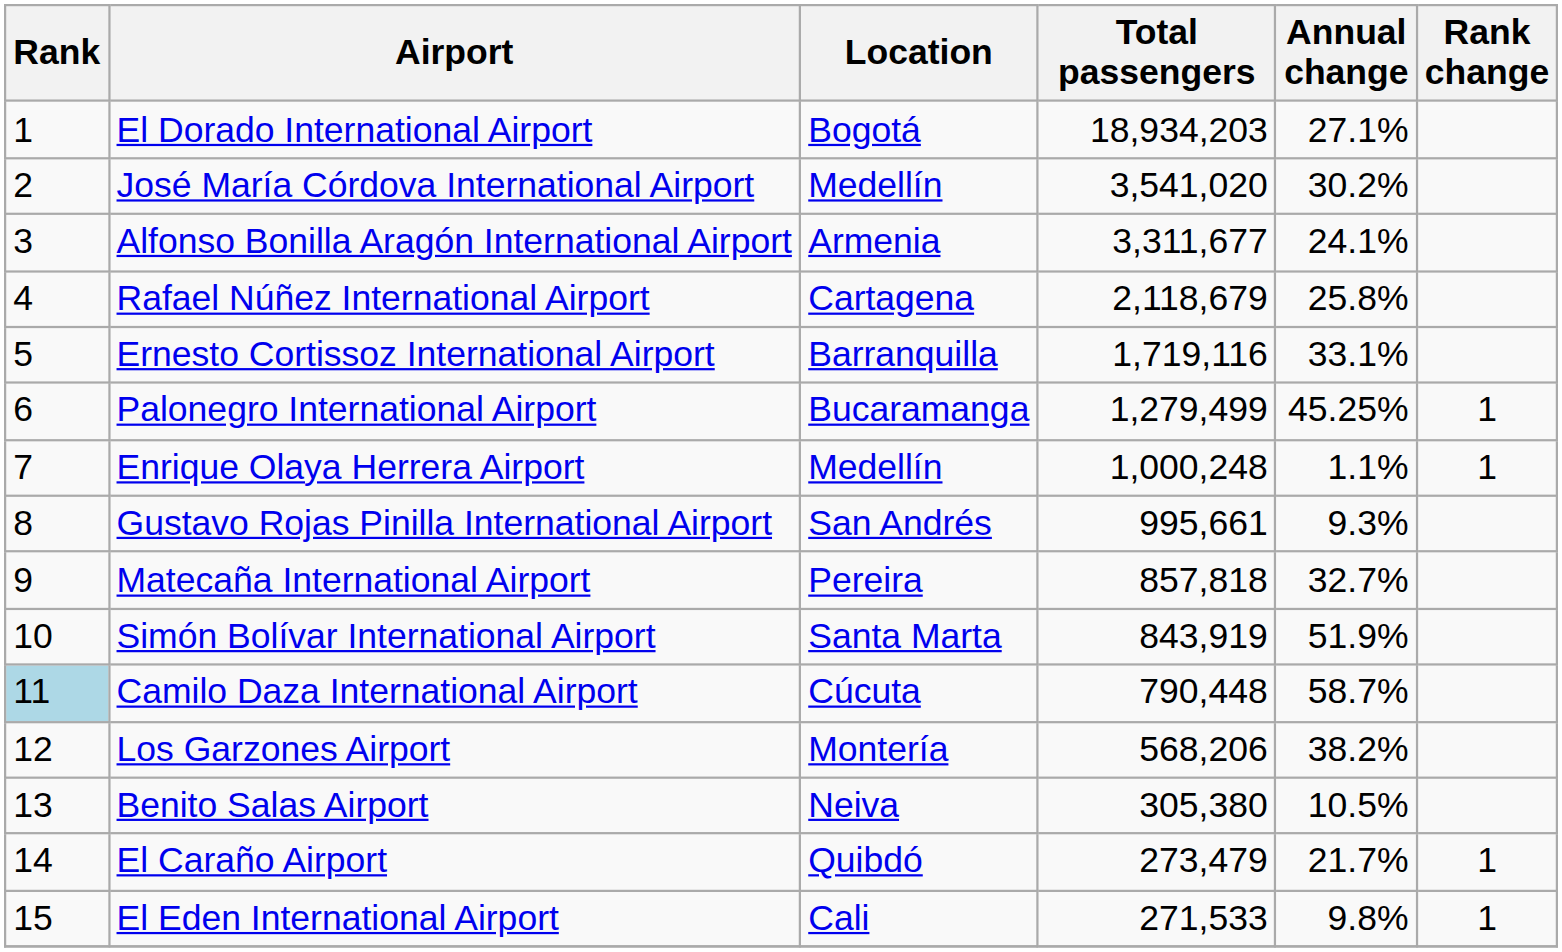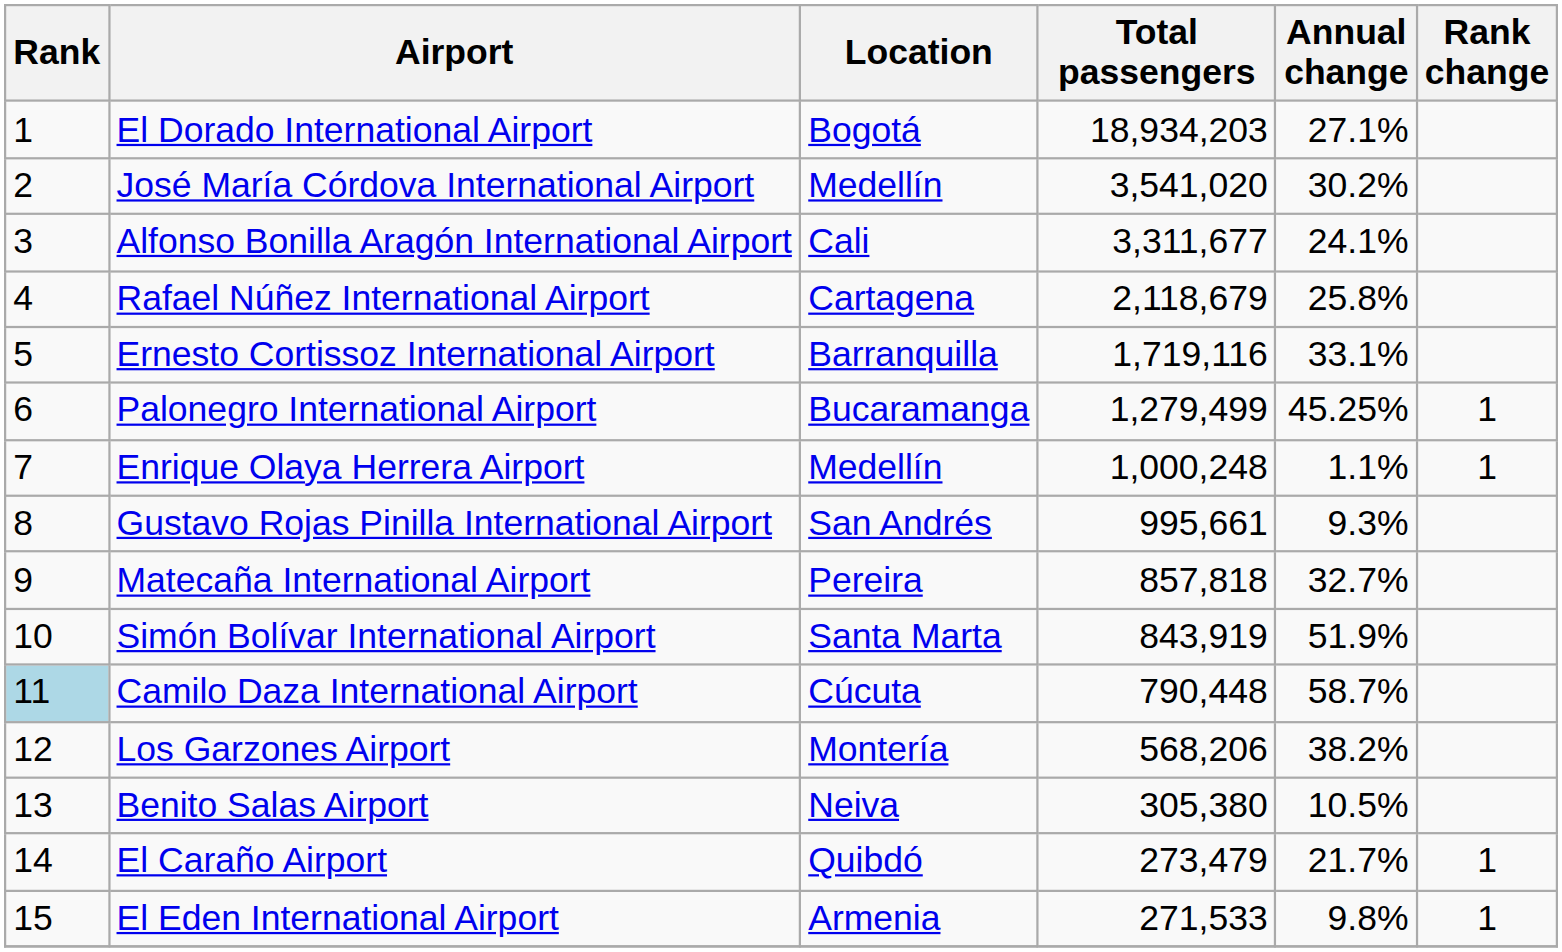(874, 241) Armenia -> (839, 241) Cali
(839, 917) Cali -> (874, 917) Armenia
